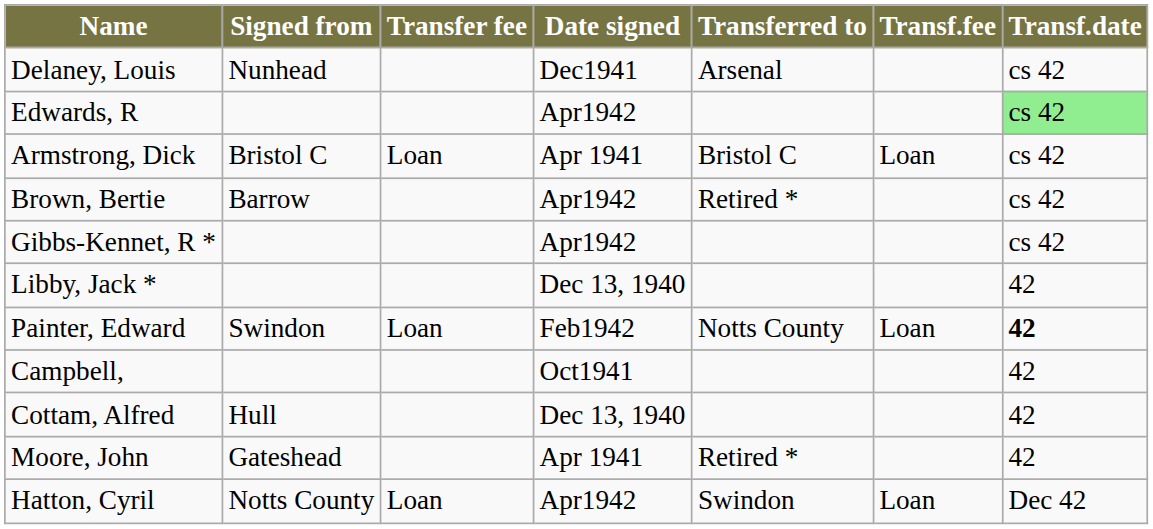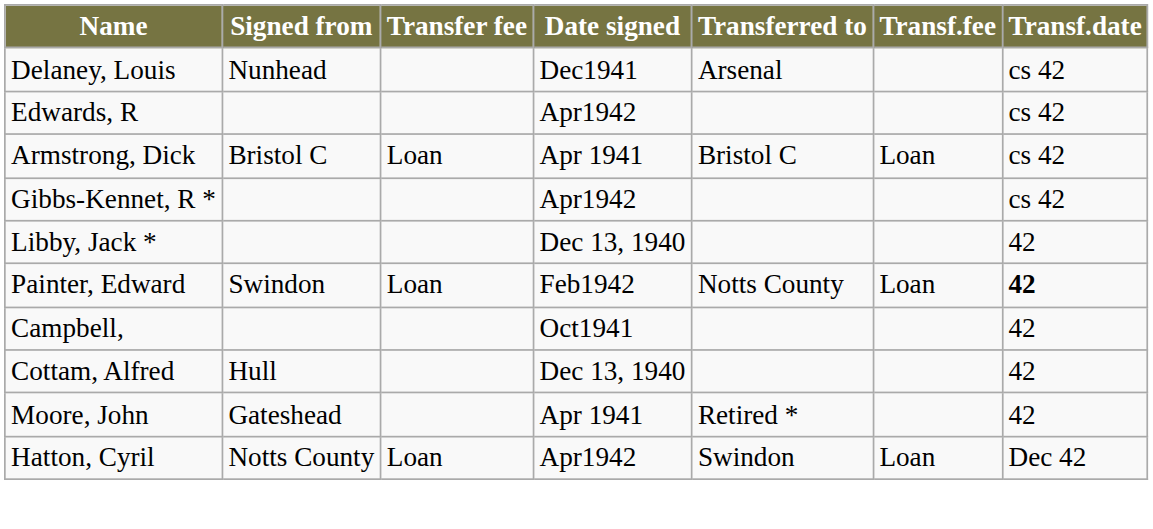(1037, 112) lightgreen background -> (1037, 112) no background
- row: (88, 198)
